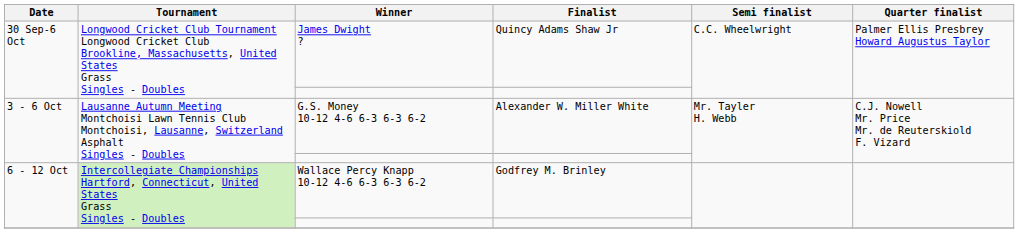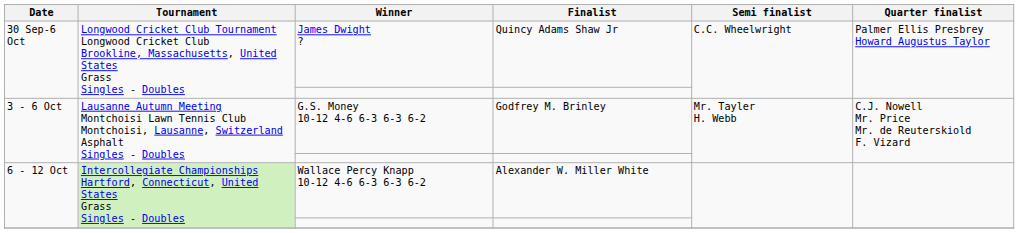(572, 107) Alexander W. Miller White -> (551, 107) Godfrey M. Brinley
(551, 171) Godfrey M. Brinley -> (572, 171) Alexander W. Miller White
